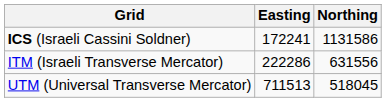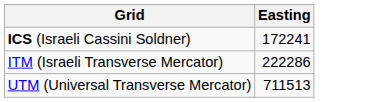- column: (348, 16)
